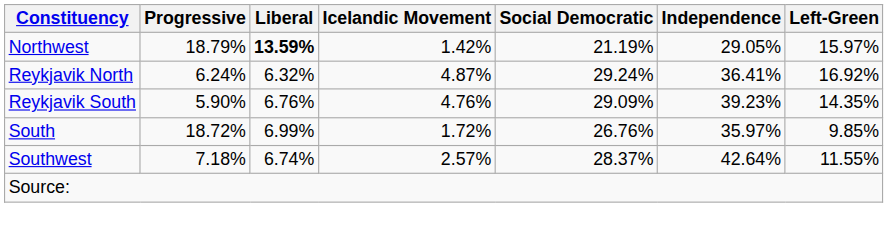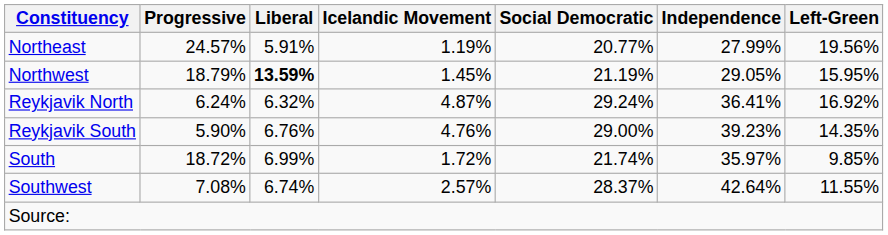+ row: (47, 46)
(466, 46) 1.42% -> (466, 74) 1.45%
(849, 46) 15.97% -> (849, 74) 15.95%
(623, 103) 29.09% -> (623, 131) 29.00%
(623, 131) 26.76% -> (623, 159) 21.74%
(221, 159) 7.18% -> (221, 187) 7.08%
